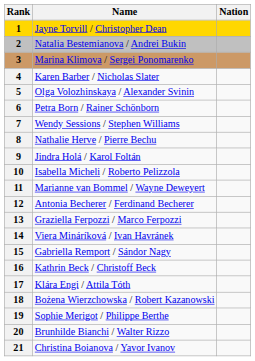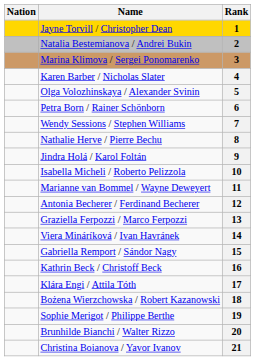columns swapped: (18, 12) <-> (234, 12)
